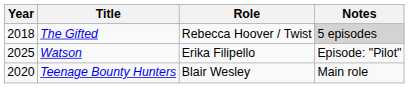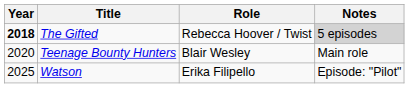(21, 33) normal -> (21, 33) bold
rows swapped: (108, 72) <-> (61, 53)
